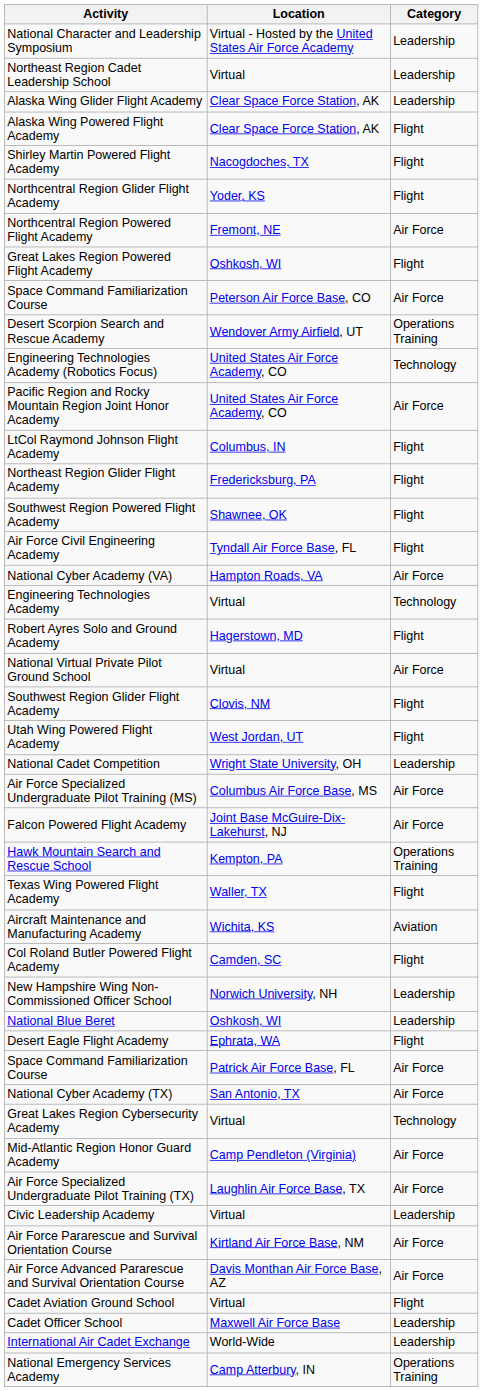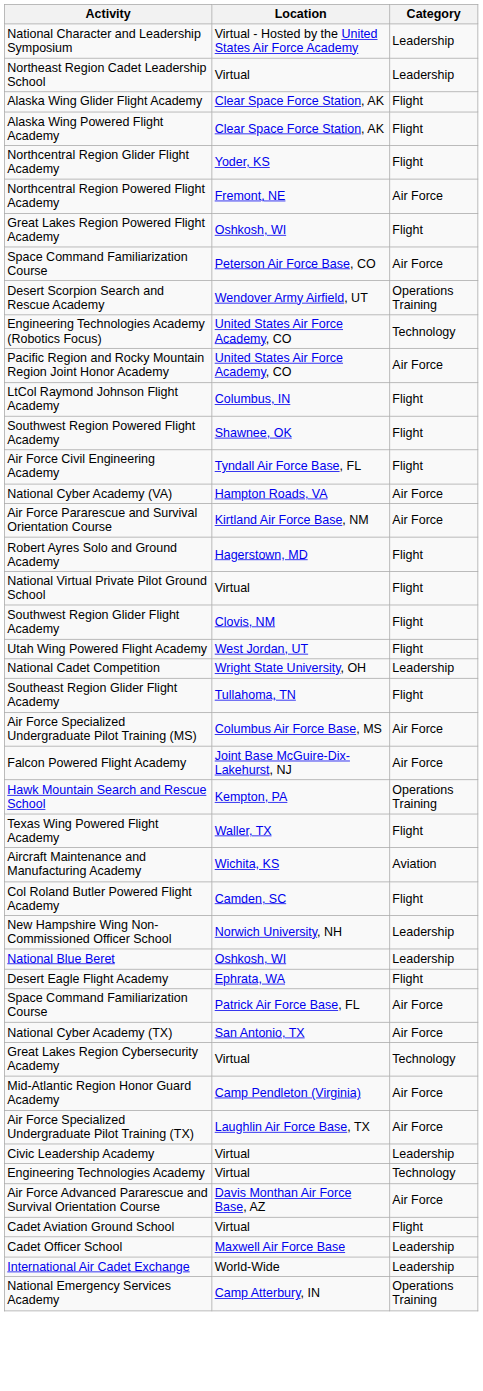(424, 101) Leadership -> (408, 101) Flight
- row: (89, 162)
- row: (91, 481)
rows swapped: (79, 602) <-> (102, 1242)
(418, 669) Air Force -> (408, 588) Flight
+ row: (92, 695)
